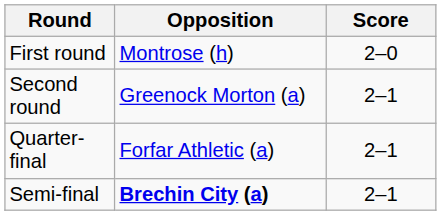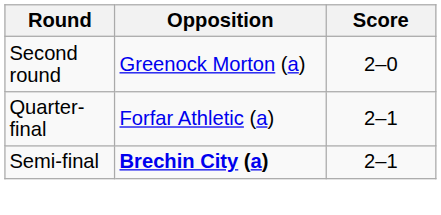- row: (58, 52)
(381, 95) 2–1 -> (381, 63) 2–0
